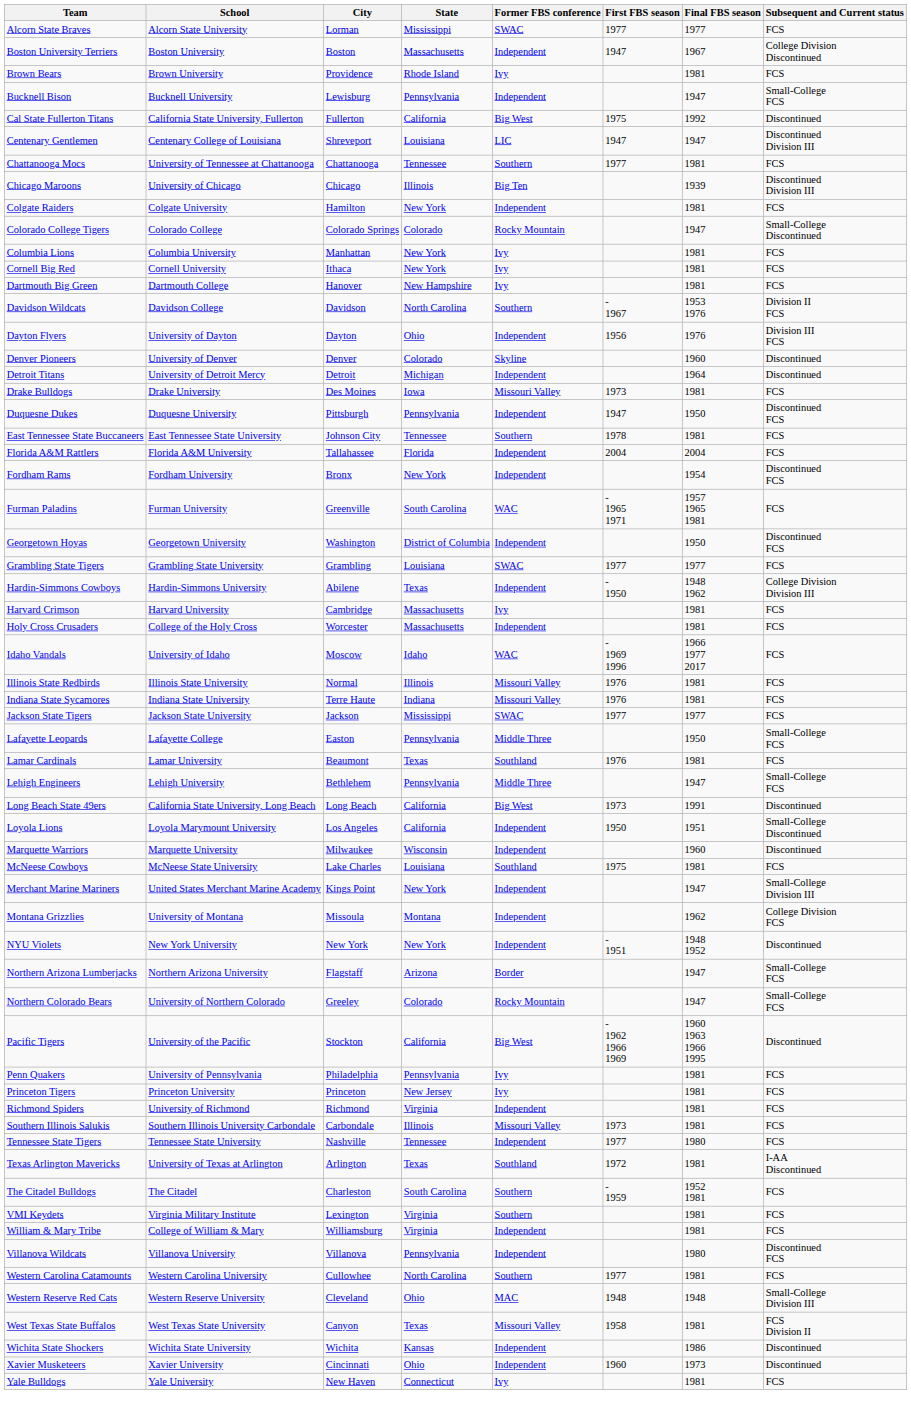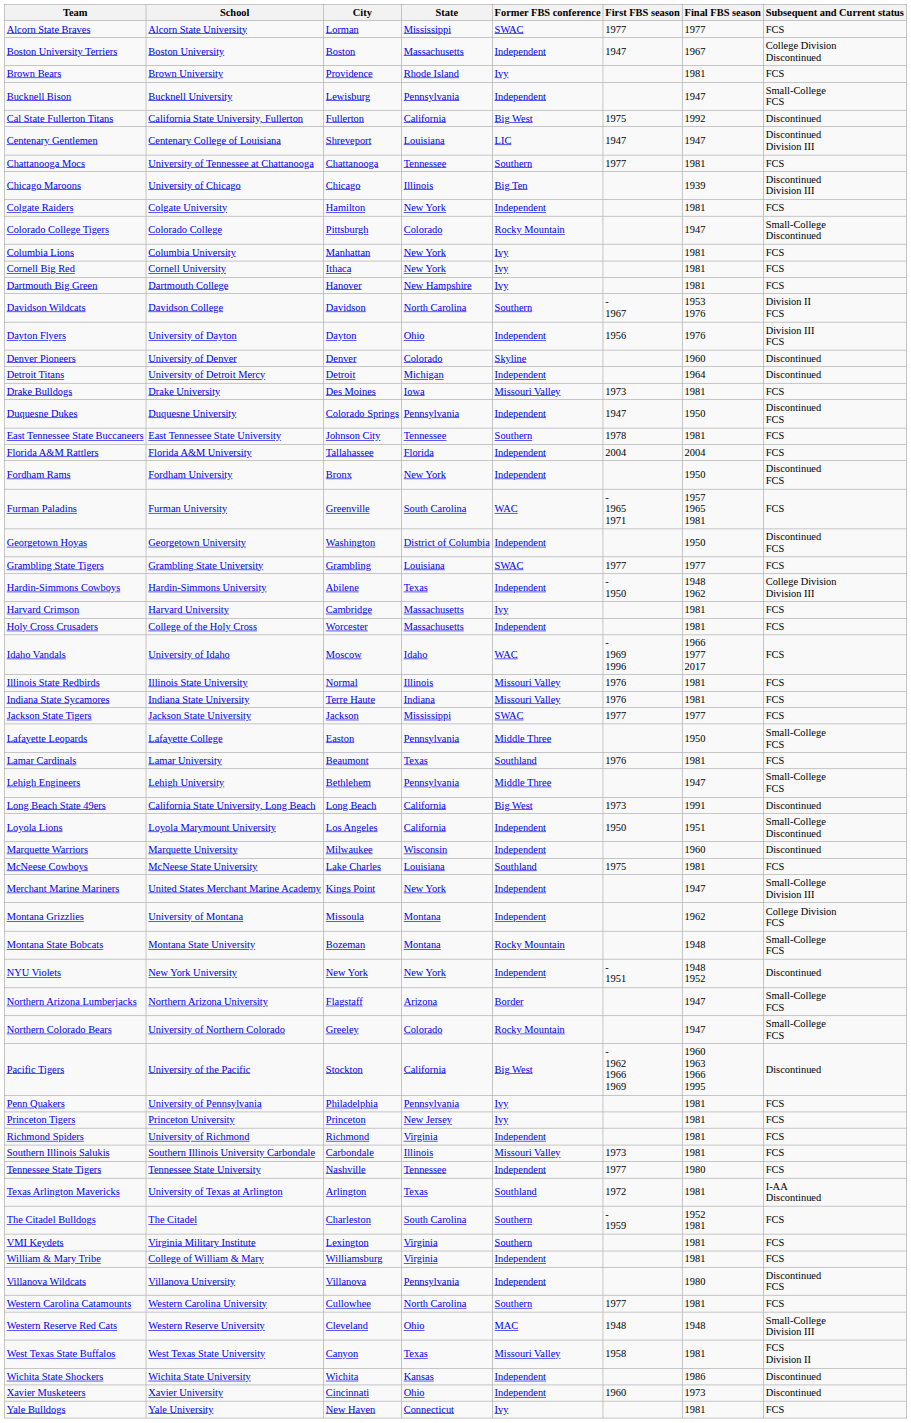(362, 230) Colorado Springs -> (347, 230) Pittsburgh
(347, 413) Pittsburgh -> (362, 413) Colorado Springs
(695, 475) 1954 -> (695, 475) 1950
+ row: (55, 945)
